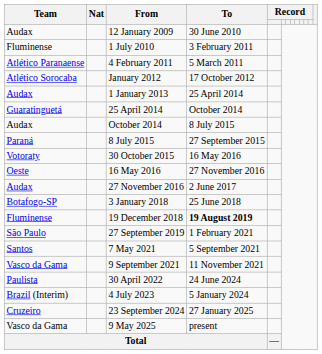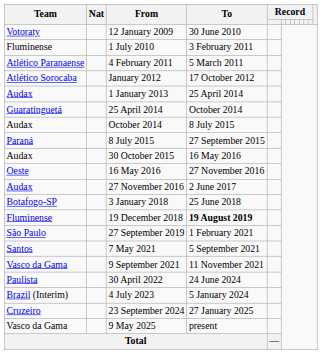(20, 32) Audax -> (23, 32) Votoraty
(23, 156) Votoraty -> (20, 156) Audax
